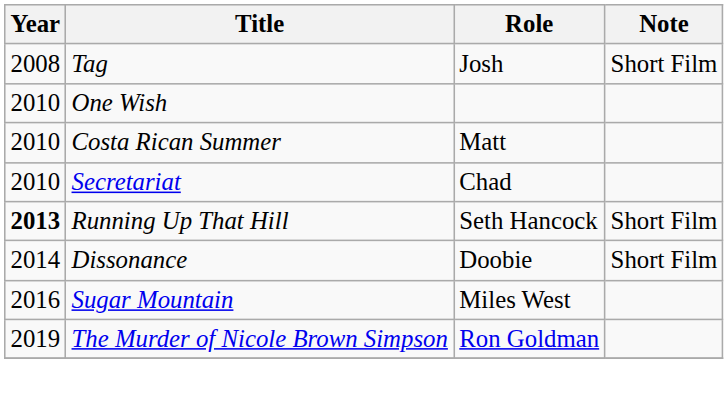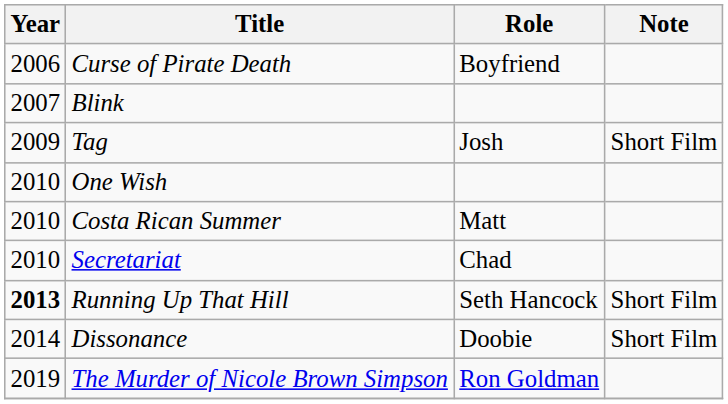+ row: (181, 63)
+ row: (98, 102)
(35, 63) 2008 -> (35, 142) 2009
- row: (152, 299)
